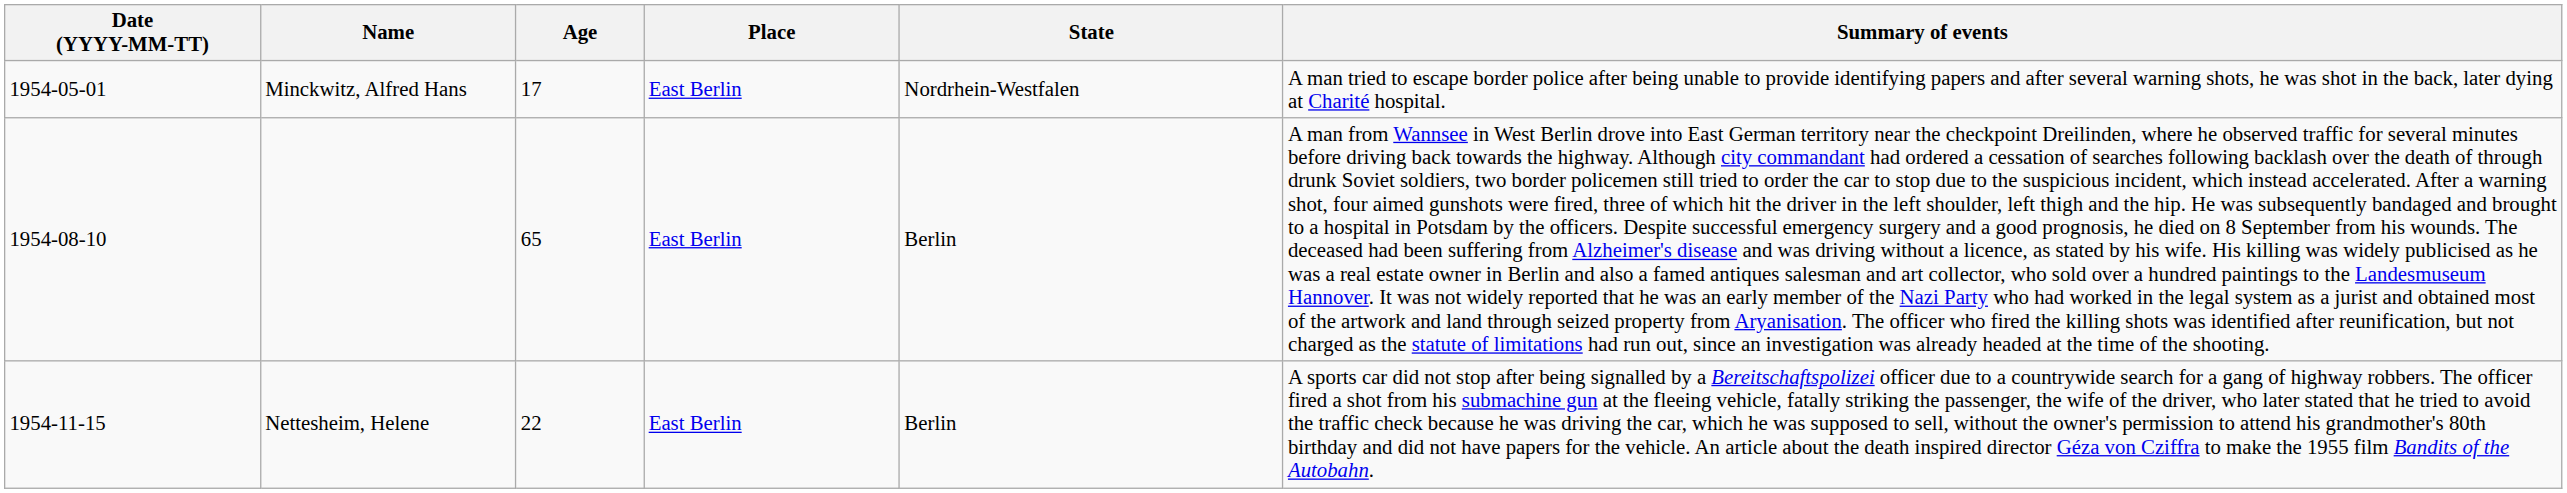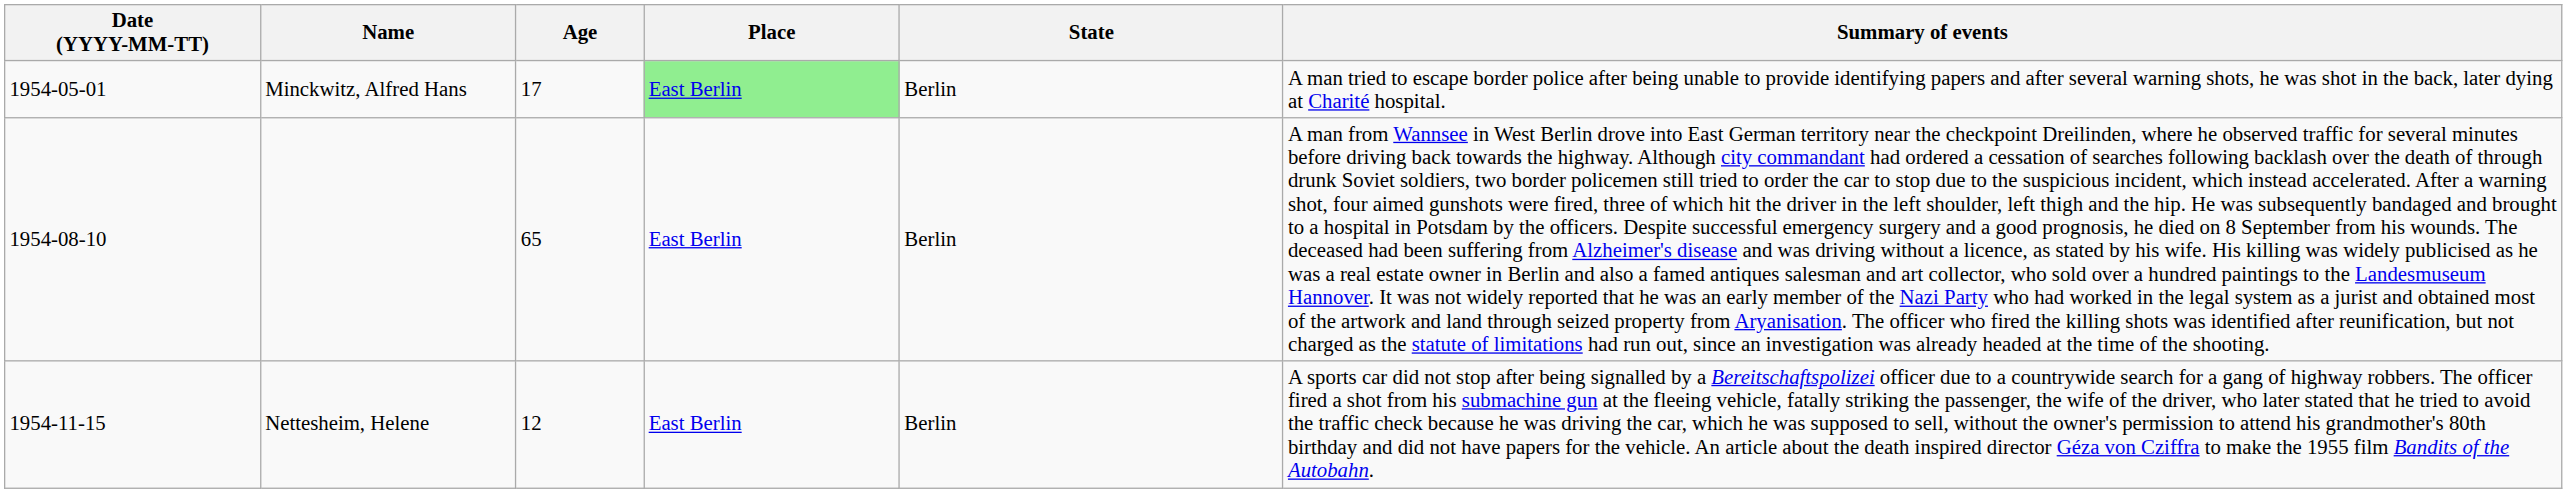(695, 89) no background -> (695, 89) lightgreen background
(992, 89) Nordrhein-Westfalen -> (930, 89) Berlin
(531, 424) 22 -> (531, 424) 12
